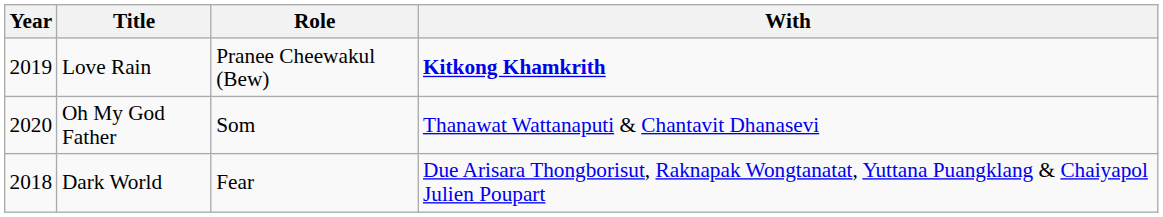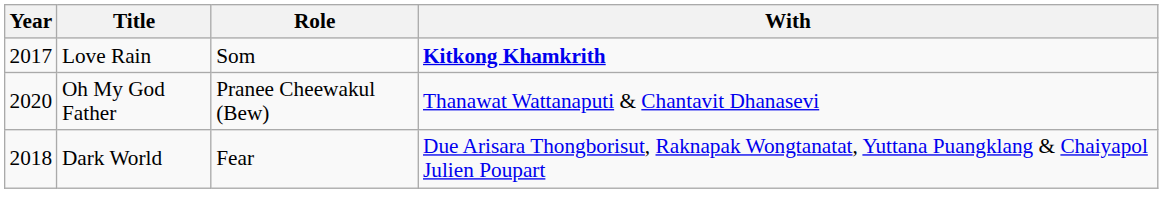(31, 67) 2019 -> (31, 55) 2017
(296, 67) Pranee Cheewakul (Bew) -> (236, 55) Som
(236, 124) Som -> (296, 100) Pranee Cheewakul (Bew)
